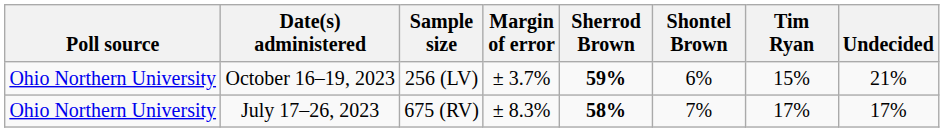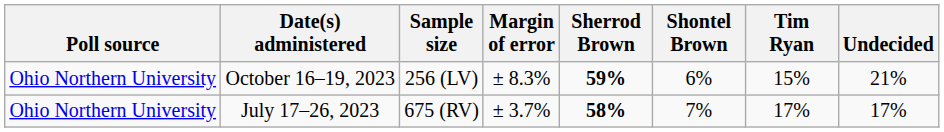(522, 78) ± 3.7% -> (522, 78) ± 8.3%
(522, 111) ± 8.3% -> (522, 111) ± 3.7%
